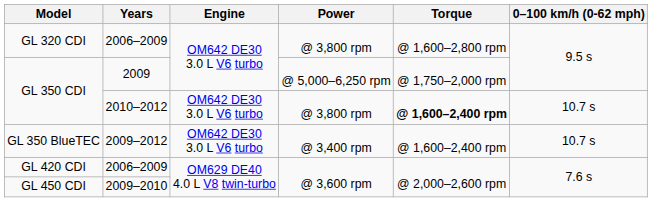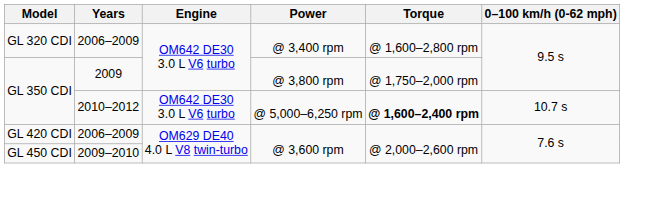(336, 47) @ 3,800 rpm -> (308, 47) @ 3,400 rpm
(336, 81) @ 5,000–6,250 rpm -> (308, 81) @ 3,800 rpm
(336, 114) @ 3,800 rpm -> (308, 114) @ 5,000–6,250 rpm
- row: (54, 140)
